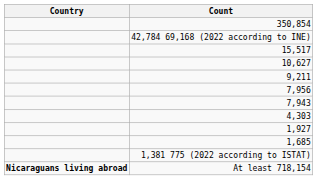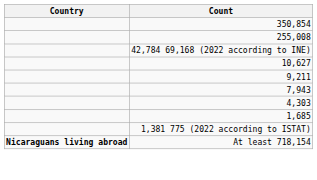+ row: (294, 37)
- row: (296, 50)
- row: (299, 90)
- row: (299, 129)
